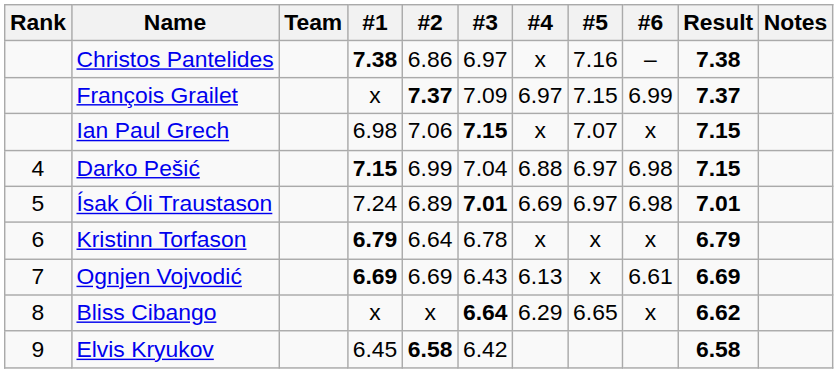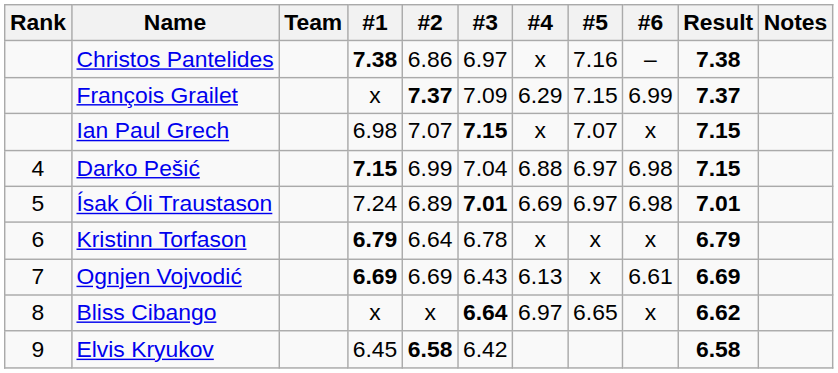(540, 95) 6.97 -> (540, 95) 6.29
(430, 131) 7.06 -> (430, 131) 7.07
(540, 312) 6.29 -> (540, 312) 6.97
